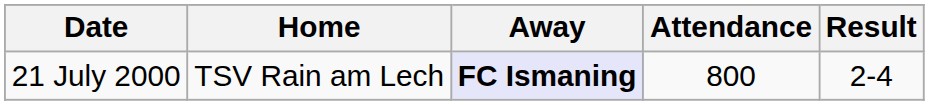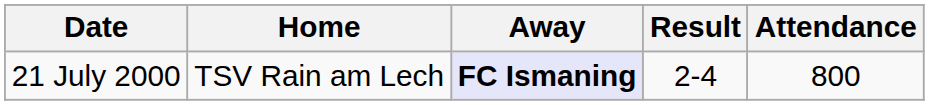columns swapped: (871, 28) <-> (731, 28)
